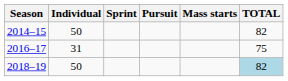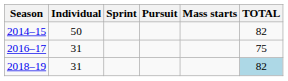(76, 66) 50 -> (76, 66) 31
